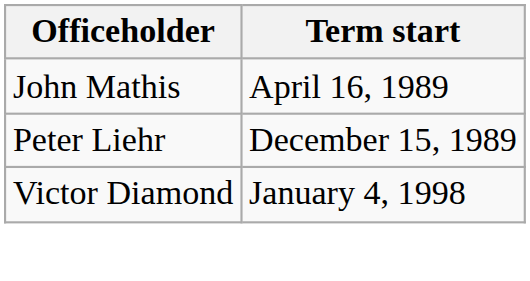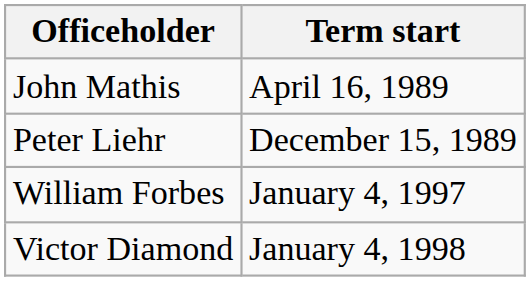+ row: (119, 193)
